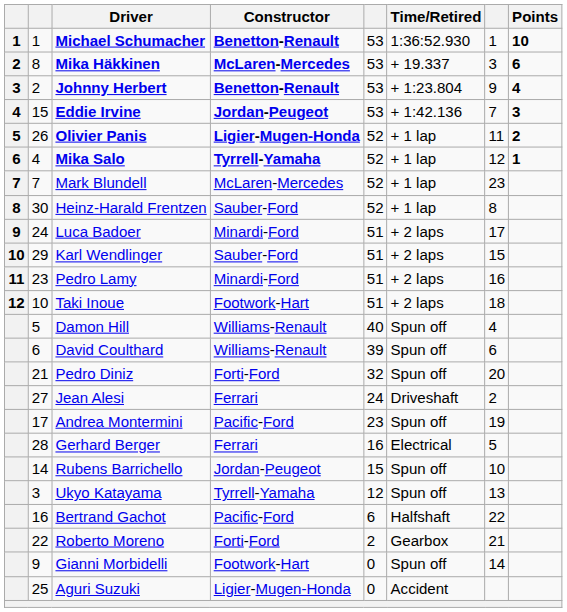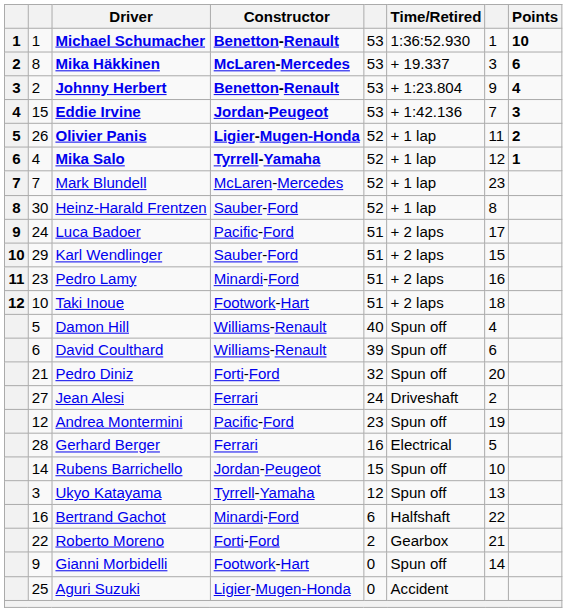(256, 231) Minardi-Ford -> (254, 231) Pacific-Ford
(40, 422) 17 -> (40, 422) 12
(254, 517) Pacific-Ford -> (256, 517) Minardi-Ford
